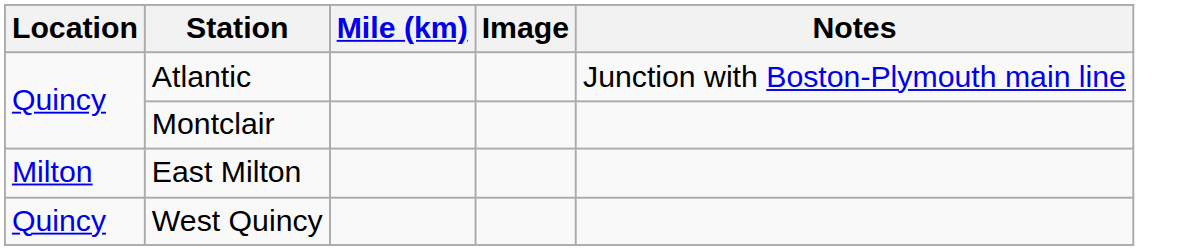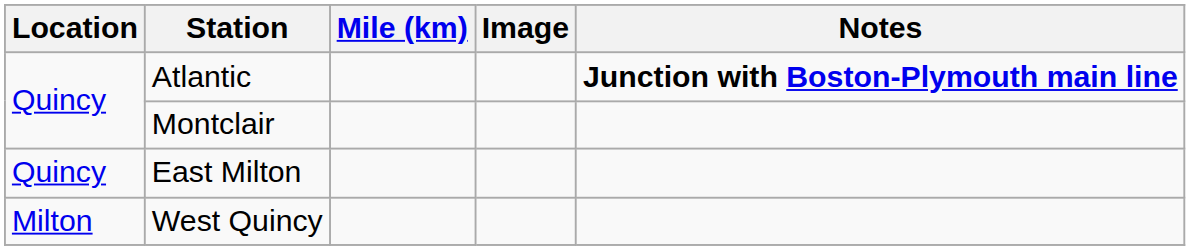(854, 76) normal -> (880, 76) bold
(52, 172) Milton -> (59, 172) Quincy
(59, 220) Quincy -> (52, 220) Milton
